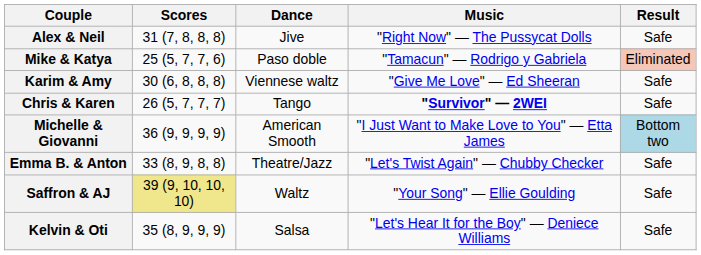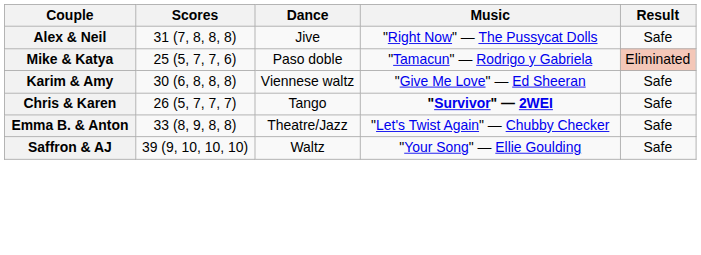- row: (68, 133)
(184, 193) khaki background -> (195, 147) no background
- row: (68, 231)
